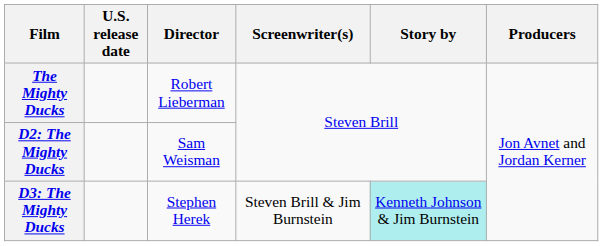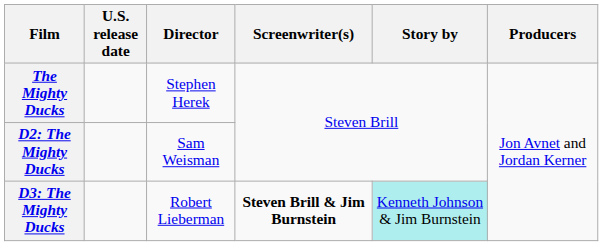(191, 92) Robert Lieberman -> (191, 92) Stephen Herek
(191, 210) Stephen Herek -> (191, 210) Robert Lieberman
(303, 210) normal -> (304, 210) bold
